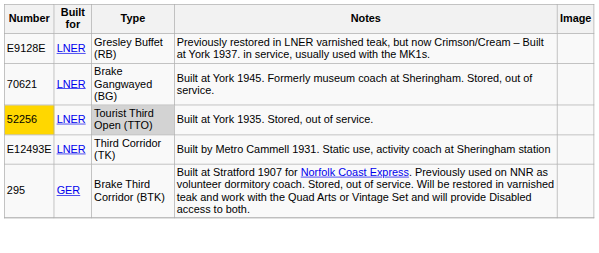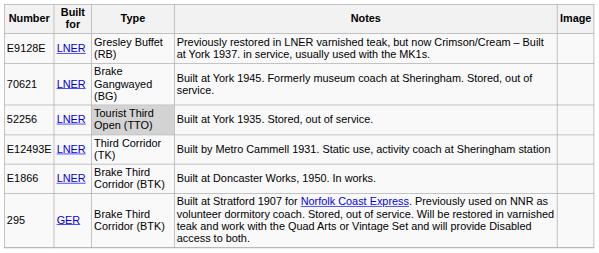(22, 119) gold background -> (22, 119) no background
+ row: (276, 178)
